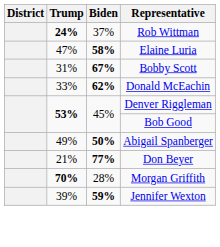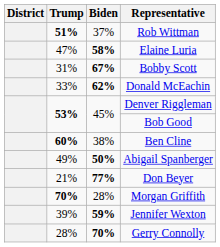(67, 31) 24% -> (67, 31) 51%
+ row: (168, 141)
+ row: (168, 232)
